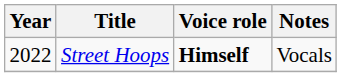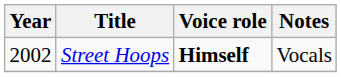(30, 54) 2022 -> (30, 54) 2002
